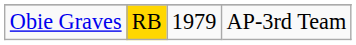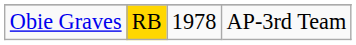(194, 22) 1979 -> (194, 22) 1978
